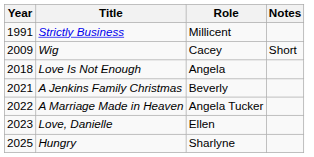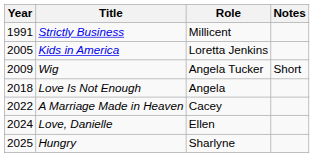+ row: (79, 50)
(205, 50) Cacey -> (226, 69) Angela Tucker
- row: (110, 87)
(226, 106) Angela Tucker -> (205, 106) Cacey
(20, 124) 2023 -> (20, 124) 2024
